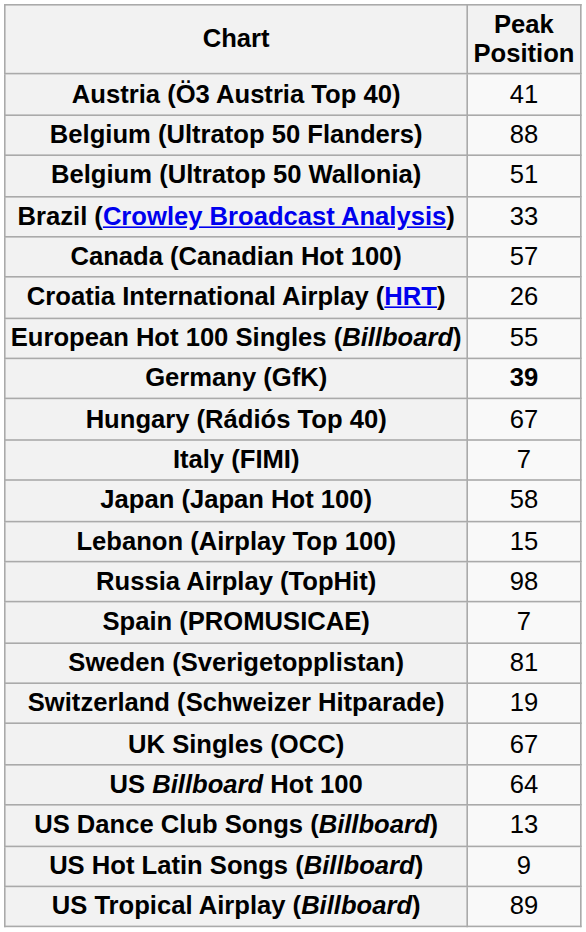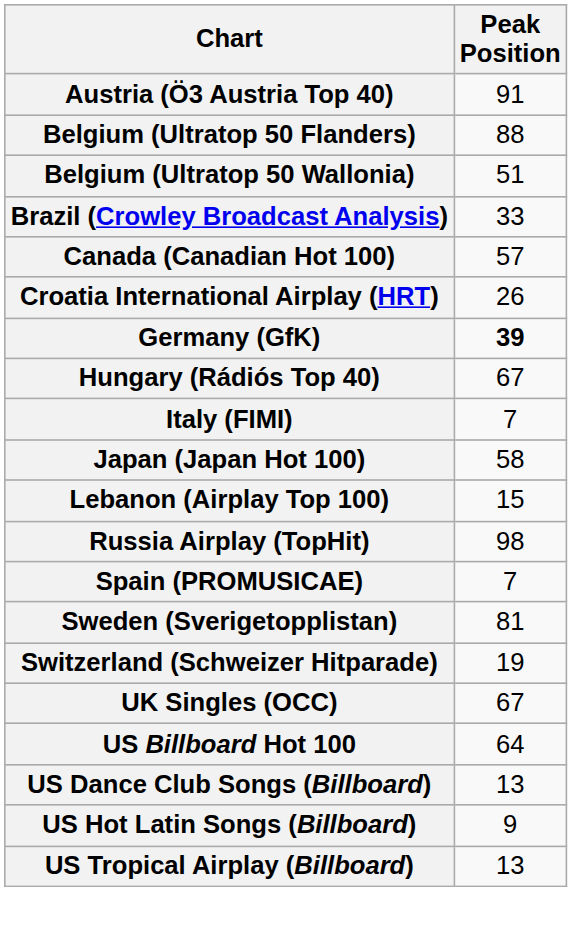(524, 94) 41 -> (510, 94) 91
- row: (236, 337)
(524, 906) 89 -> (510, 865) 13
